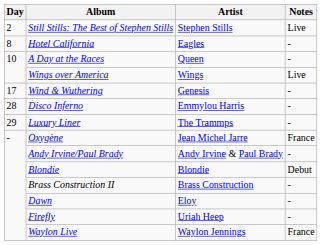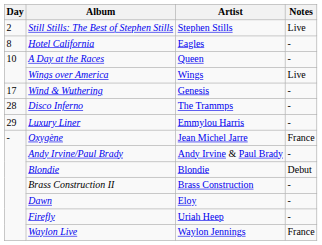(211, 106) Emmylou Harris -> (205, 106) The Trammps
(205, 122) The Trammps -> (211, 122) Emmylou Harris
